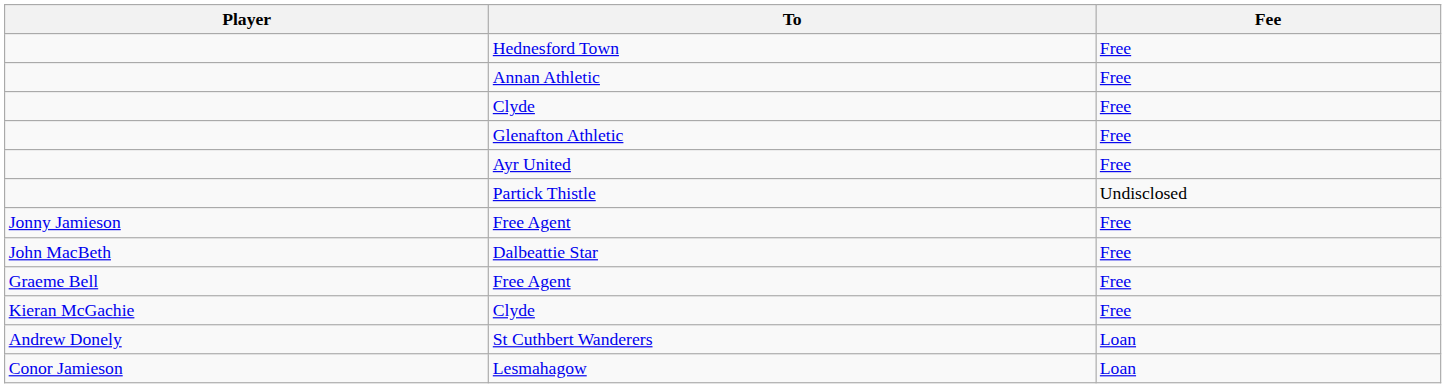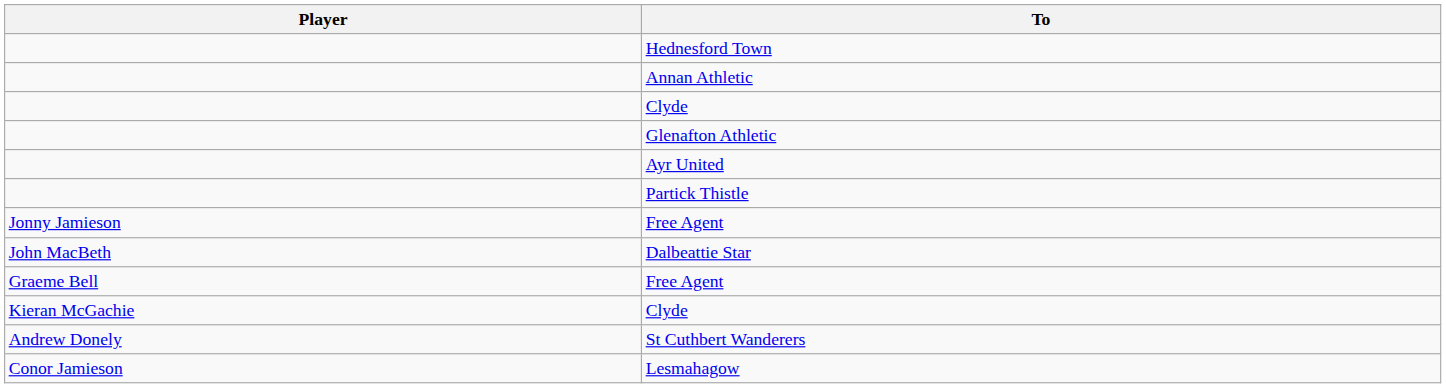- column: (1268, 19)
